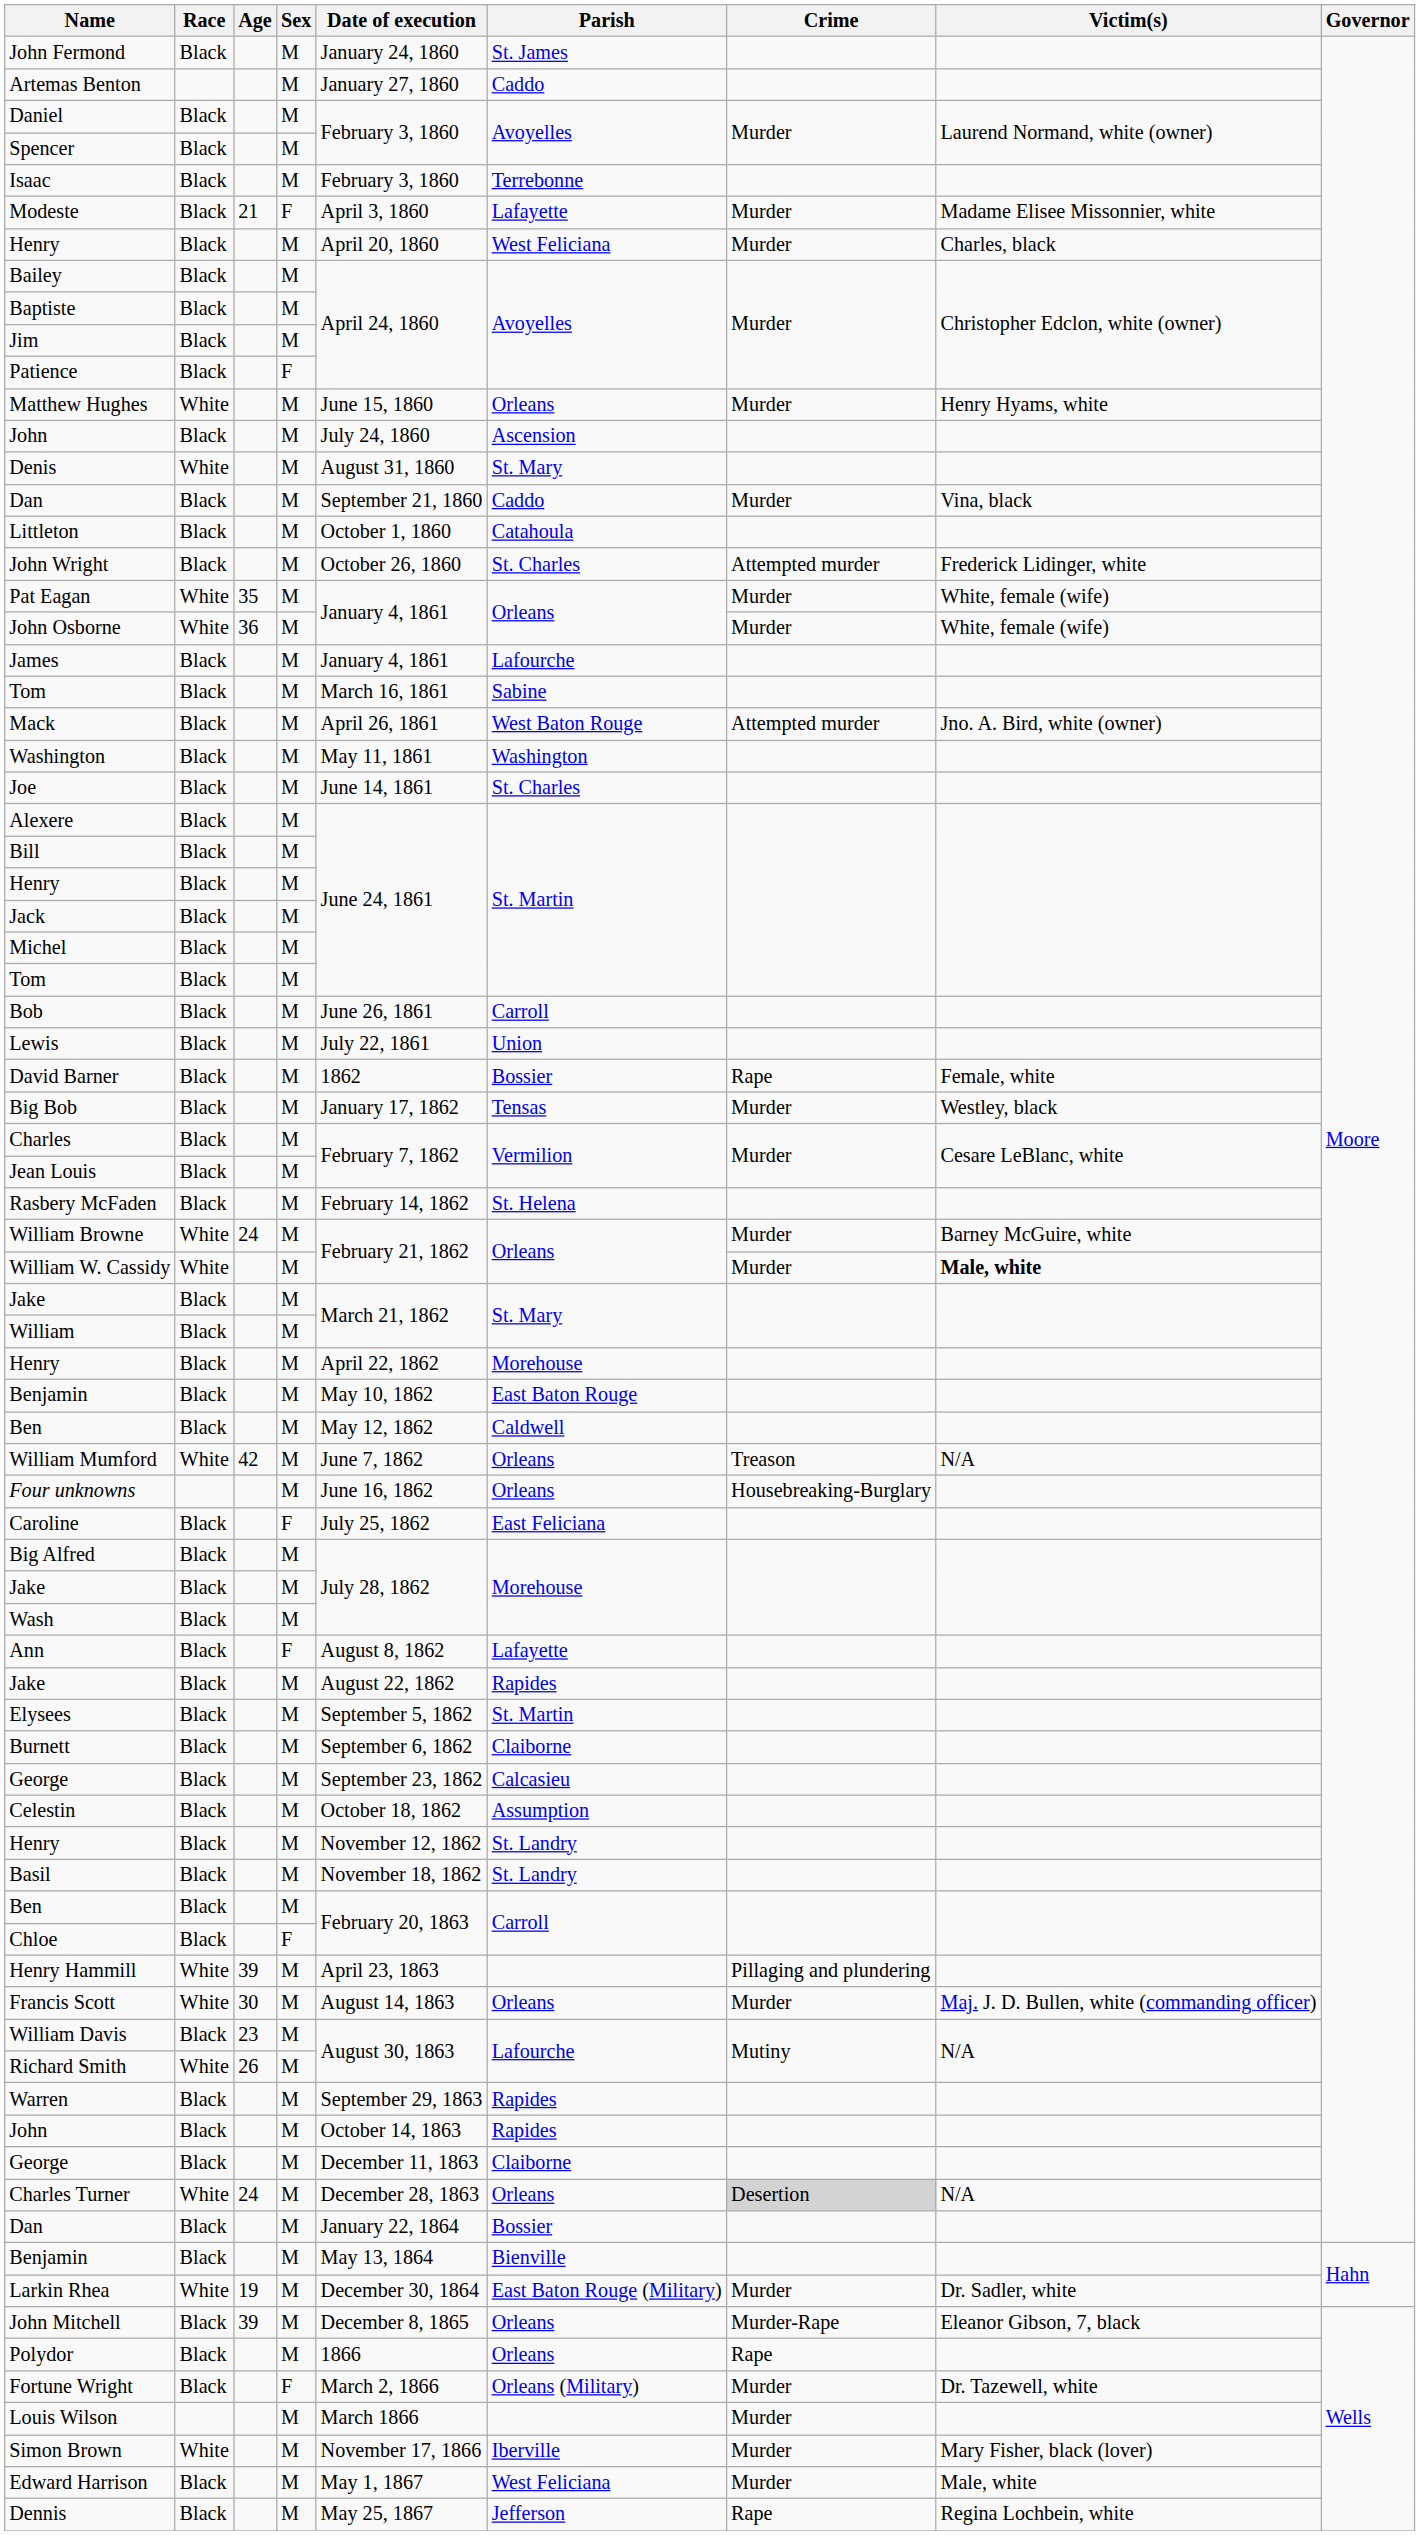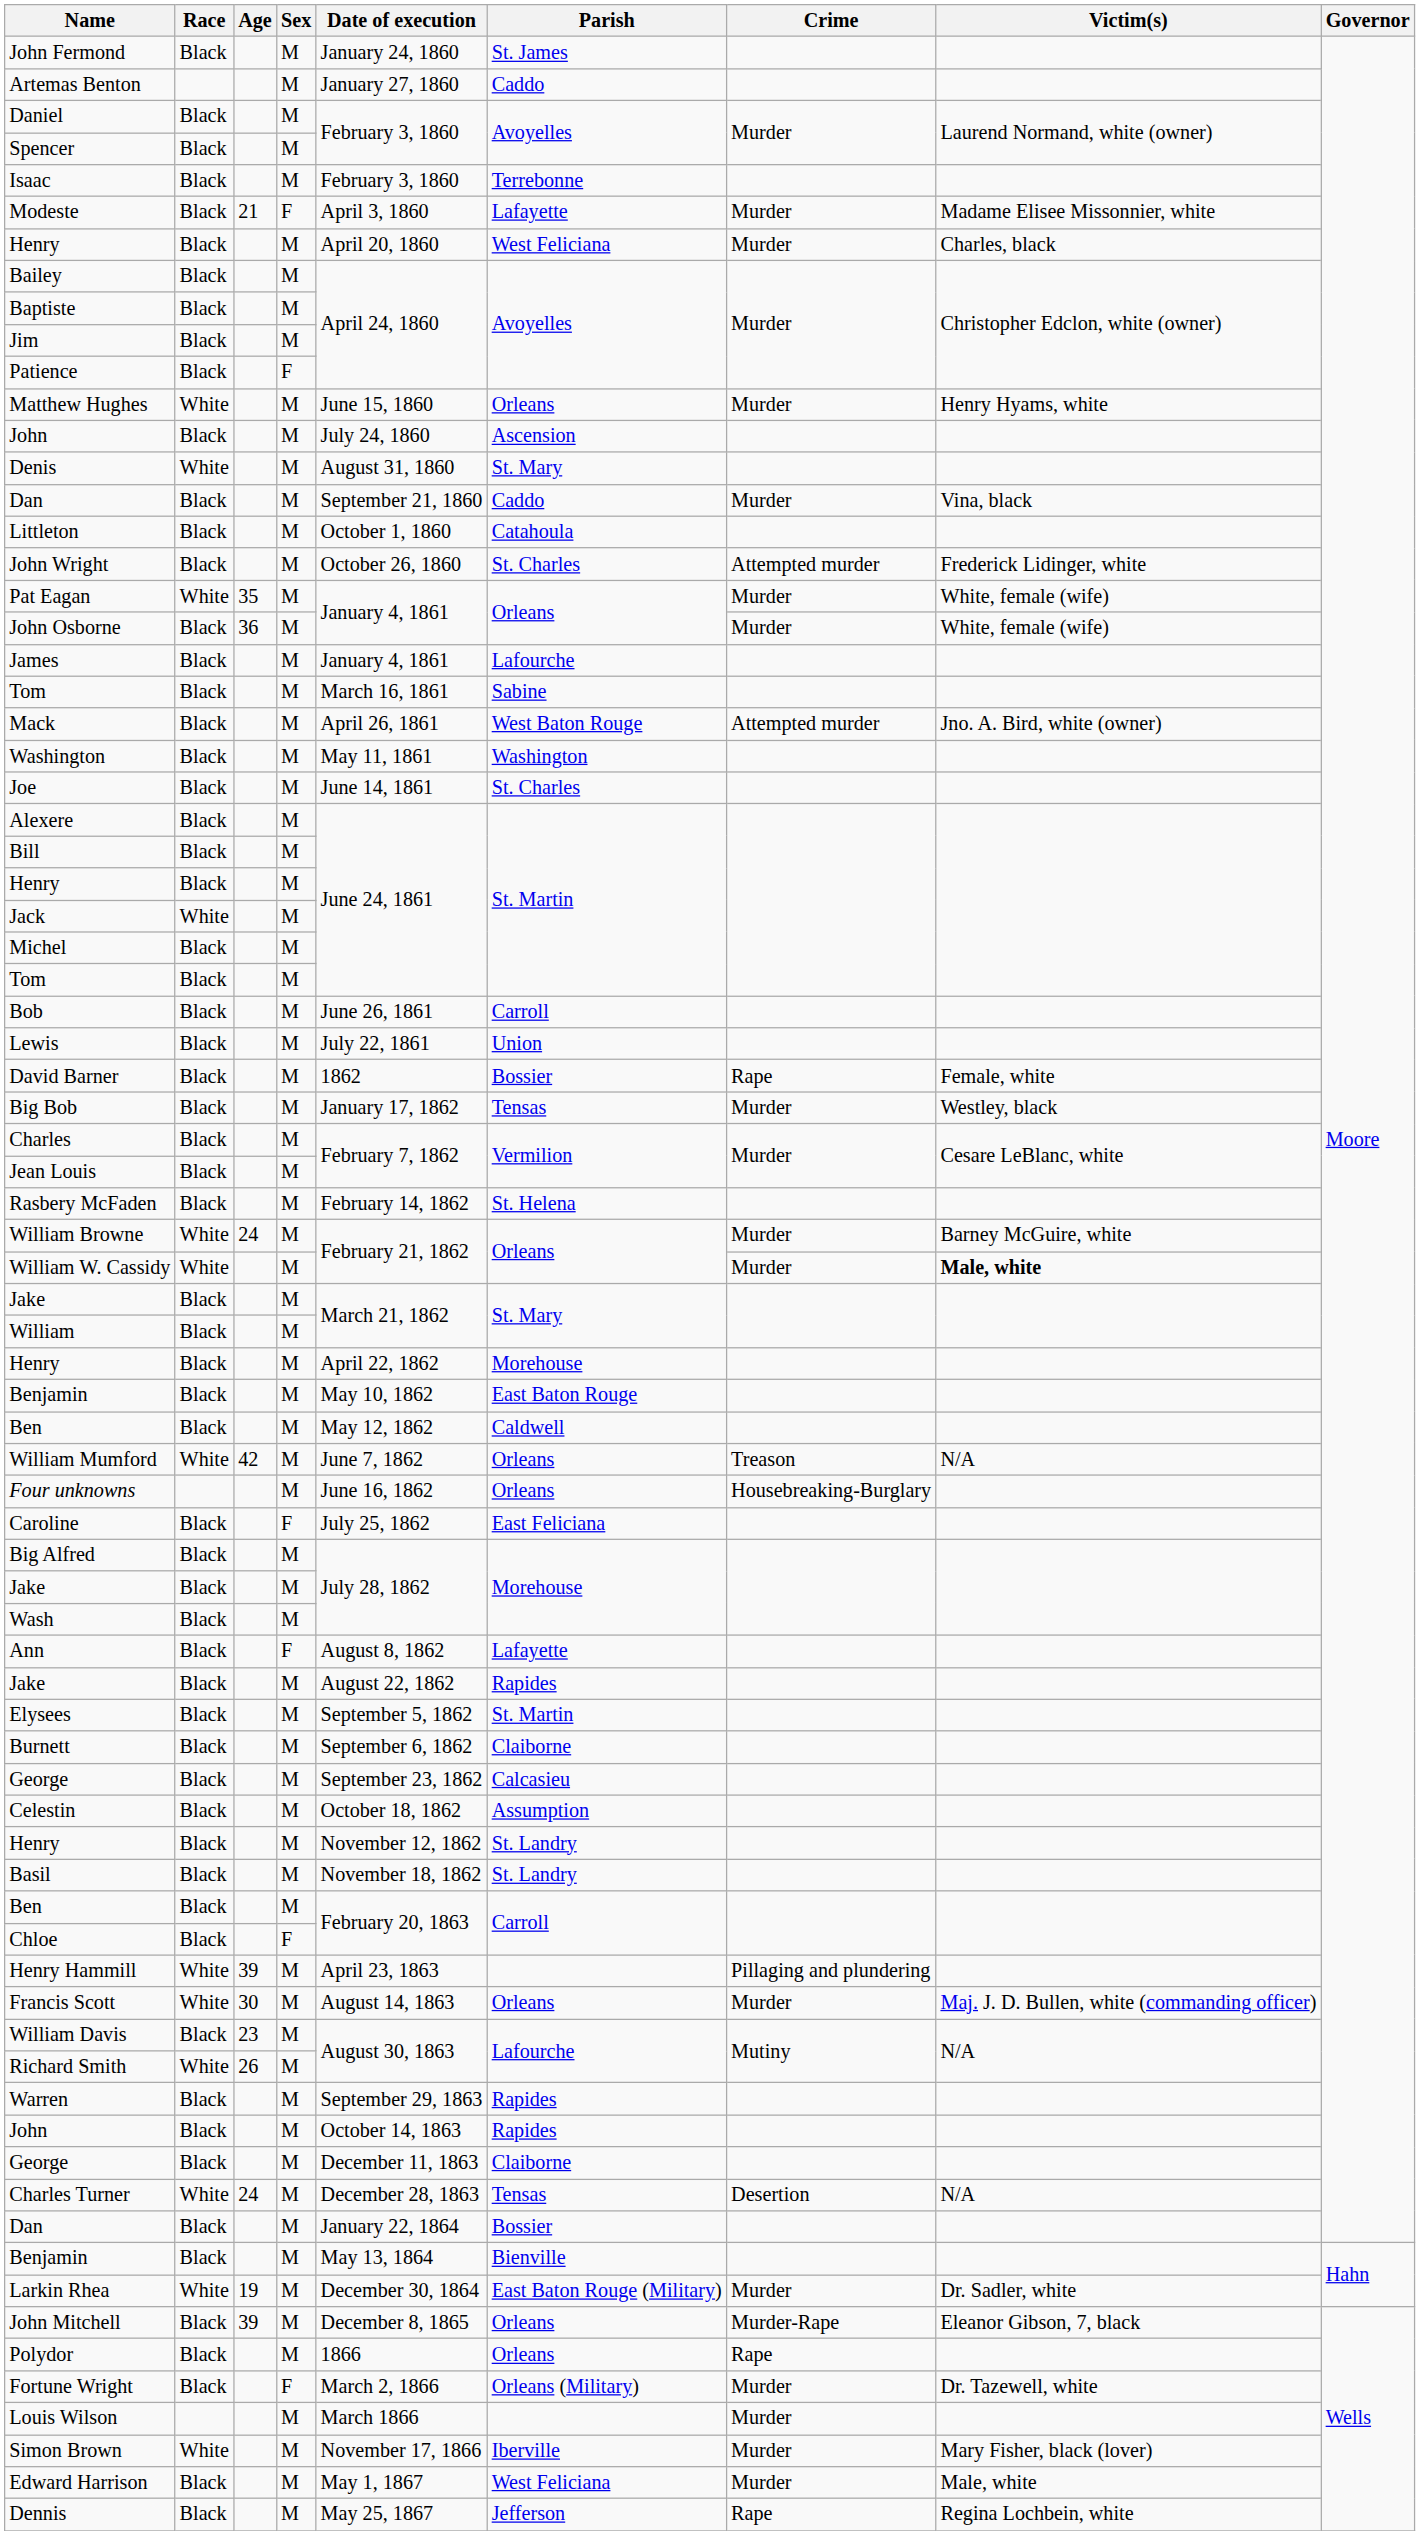(204, 627) White -> (203, 627) Black
(203, 915) Black -> (204, 915) White
(523, 2194) Orleans -> (519, 2194) Tensas
(770, 2194) lightgrey background -> (770, 2194) no background
